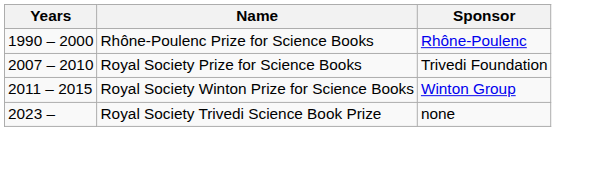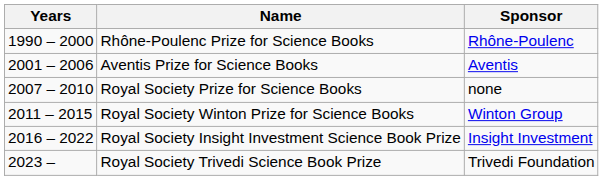+ row: (209, 65)
(484, 65) Trivedi Foundation -> (485, 89) none
+ row: (281, 138)
(438, 114) none -> (531, 162) Trivedi Foundation
